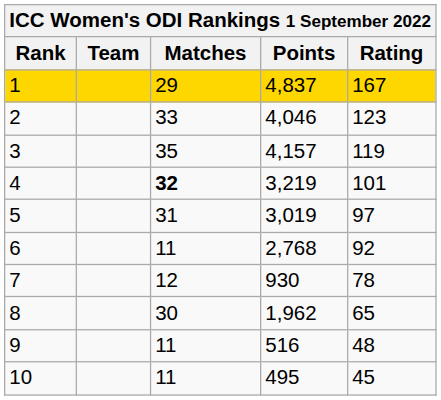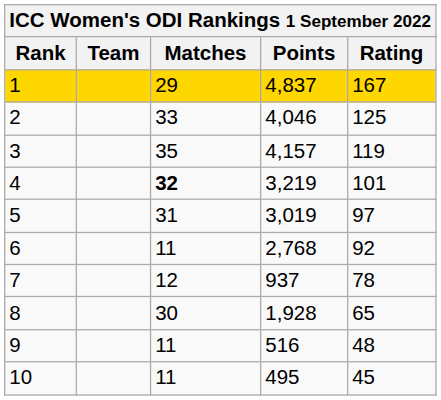(369, 118) 123 -> (369, 118) 125
(282, 280) 930 -> (282, 280) 937
(291, 313) 1,962 -> (291, 313) 1,928
